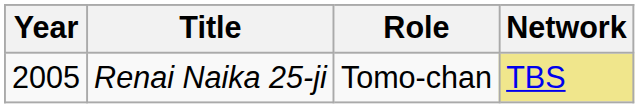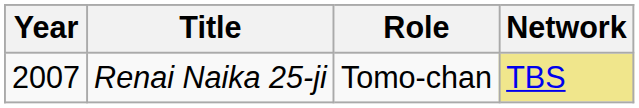(46, 77) 2005 -> (46, 77) 2007
